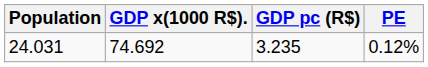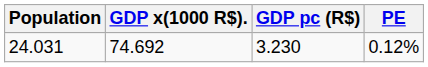(278, 47) 3.235 -> (278, 47) 3.230
